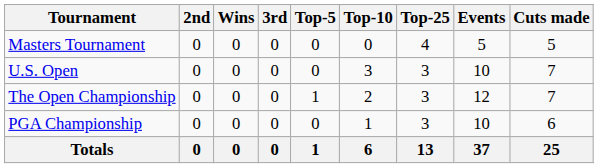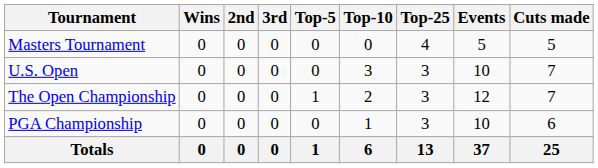columns swapped: (236, 17) <-> (197, 17)
